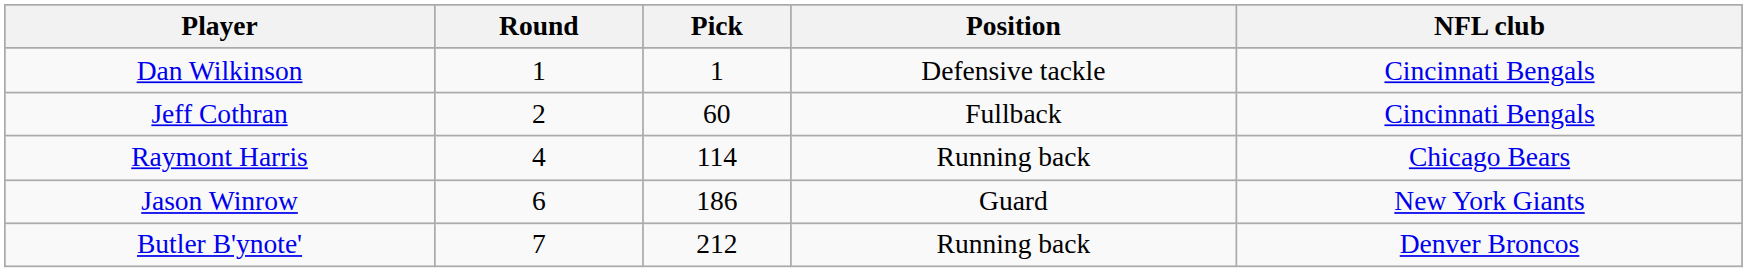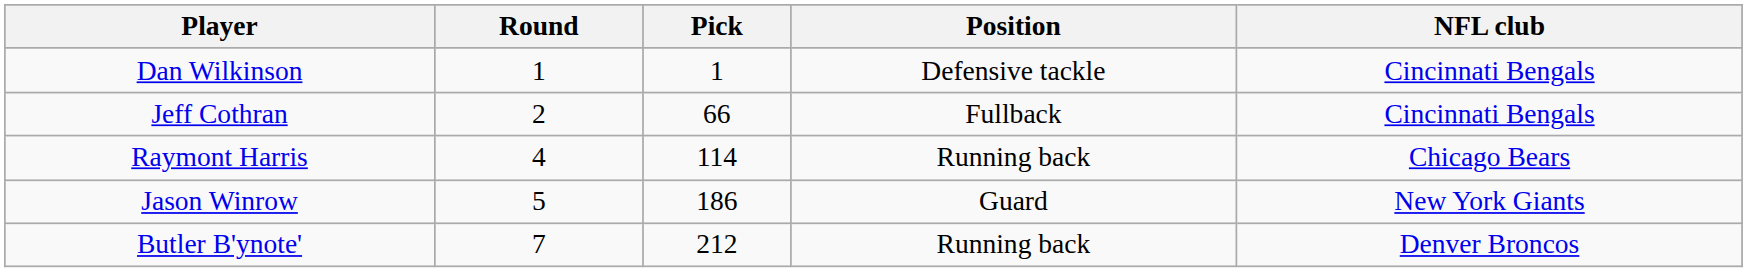(717, 113) 60 -> (717, 113) 66
(539, 200) 6 -> (539, 200) 5
